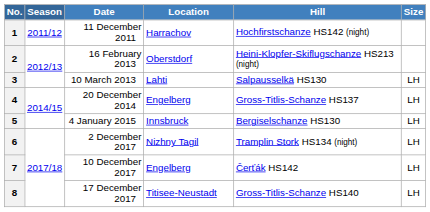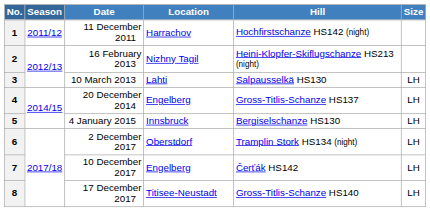(169, 59) Oberstdorf -> (172, 59) Nizhny Tagil
(172, 141) Nizhny Tagil -> (169, 141) Oberstdorf
